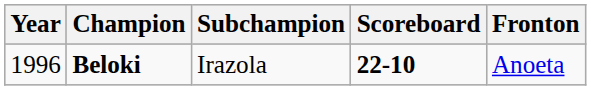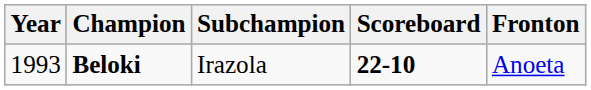(36, 64) 1996 -> (36, 64) 1993
